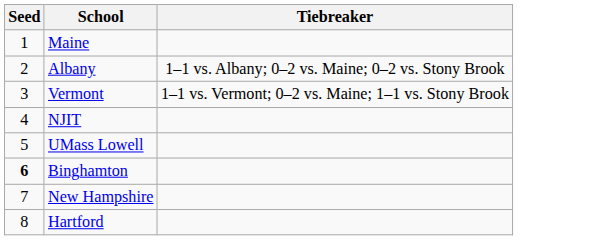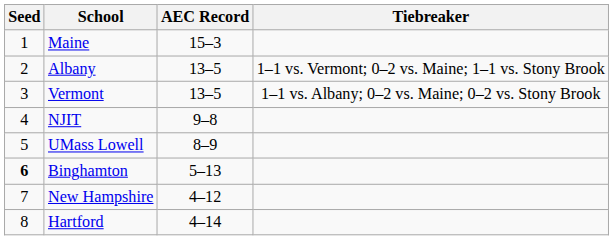+ column: (205, 17)
(335, 68) 1–1 vs. Albany; 0–2 vs. Maine; 0–2 vs. Stony Brook -> (431, 68) 1–1 vs. Vermont; 0–2 vs. Maine; 1–1 vs. Stony Brook
(335, 94) 1–1 vs. Vermont; 0–2 vs. Maine; 1–1 vs. Stony Brook -> (431, 94) 1–1 vs. Albany; 0–2 vs. Maine; 0–2 vs. Stony Brook
